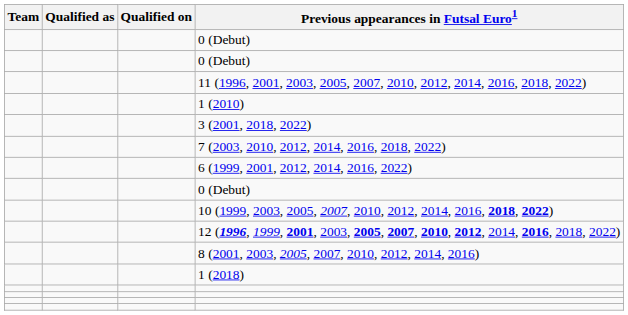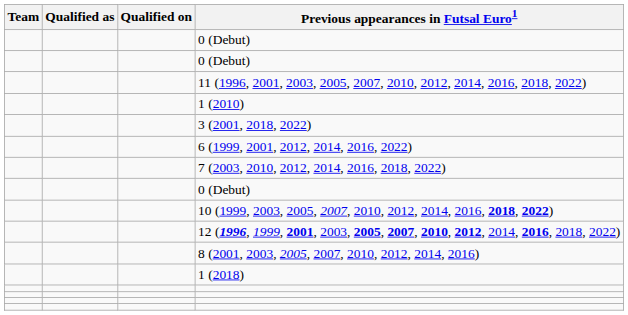rows swapped: (23, 147) <-> (23, 168)
